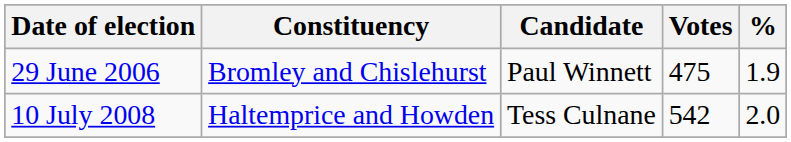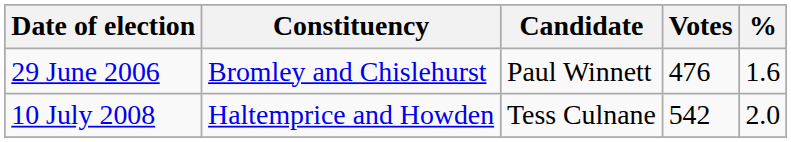(690, 70) 475 -> (690, 70) 476
(763, 70) 1.9 -> (763, 70) 1.6
